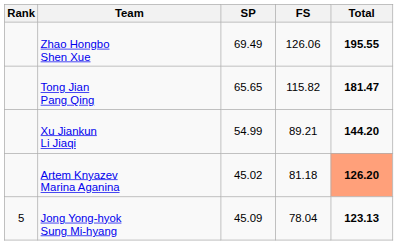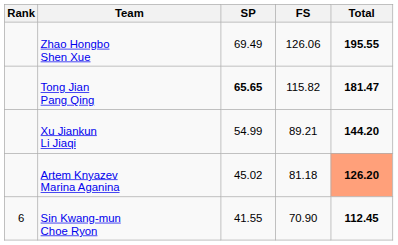(248, 87) normal -> (248, 87) bold
- row: (81, 224)
+ row: (81, 224)
